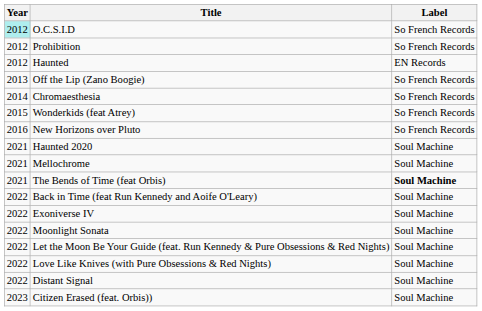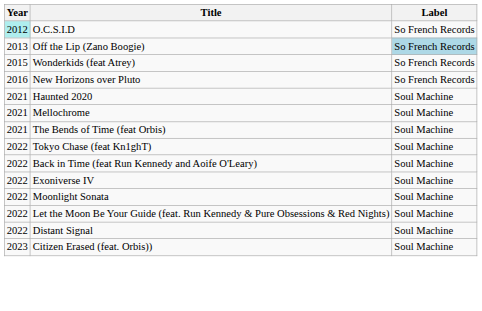- row: (57, 46)
- row: (51, 63)
(434, 79) no background -> (434, 46) lightblue background
- row: (66, 96)
(425, 180) bold -> (424, 130) normal
+ row: (92, 146)
- row: (152, 264)
